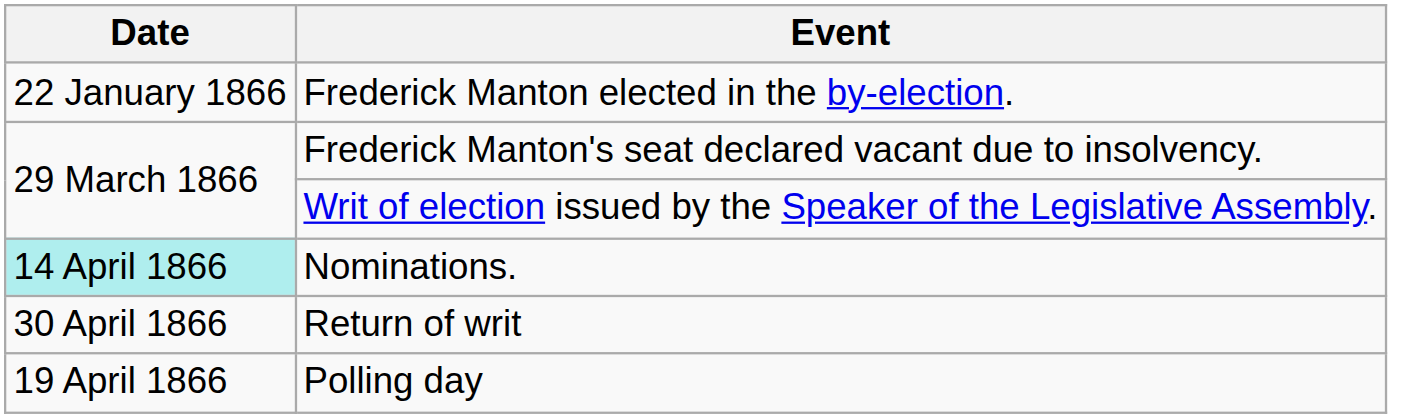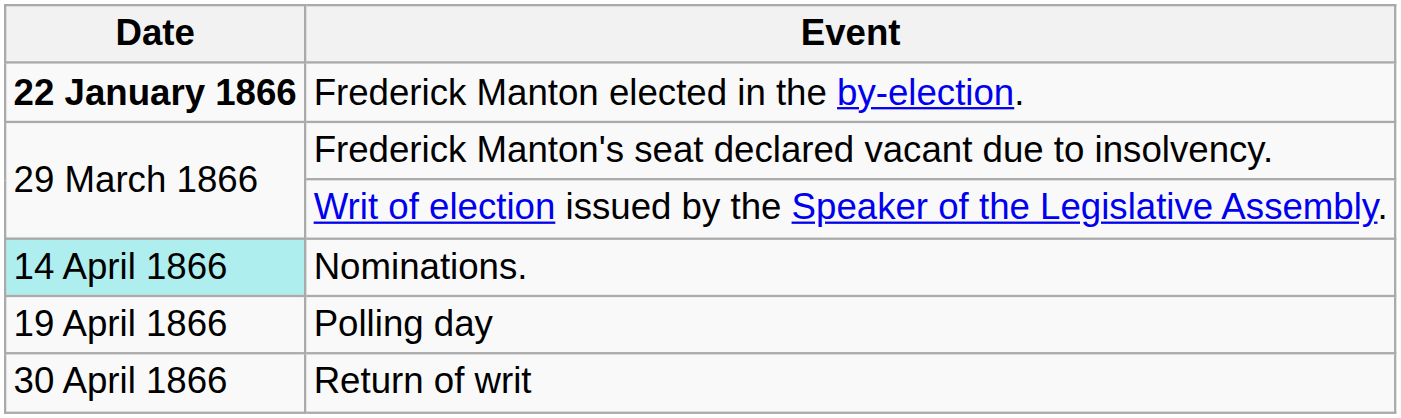(150, 91) normal -> (155, 91) bold
rows swapped: (393, 382) <-> (412, 324)
